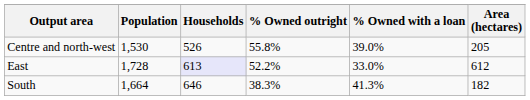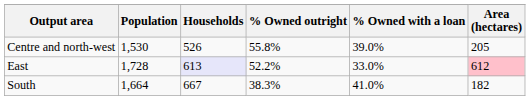(480, 66) no background -> (480, 66) pink background
(192, 85) 646 -> (192, 85) 667
(368, 85) 41.3% -> (368, 85) 41.0%
